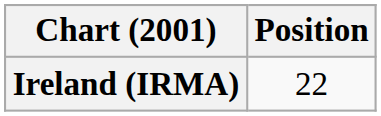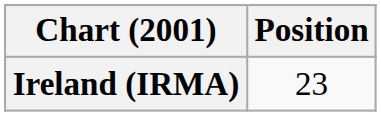(312, 83) 22 -> (312, 83) 23
